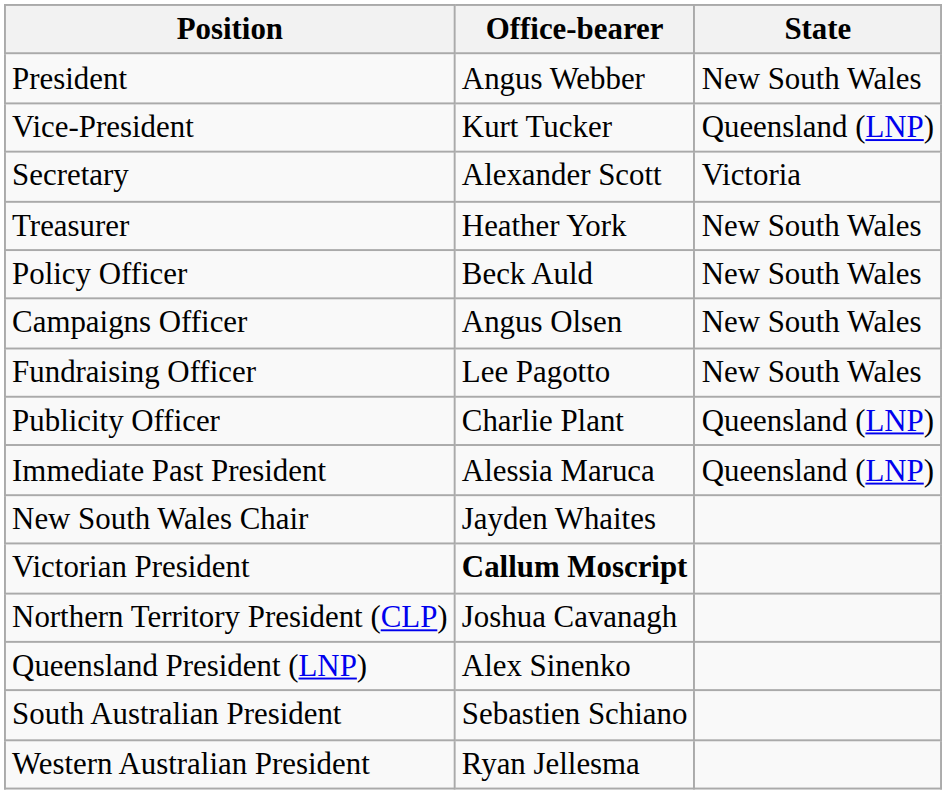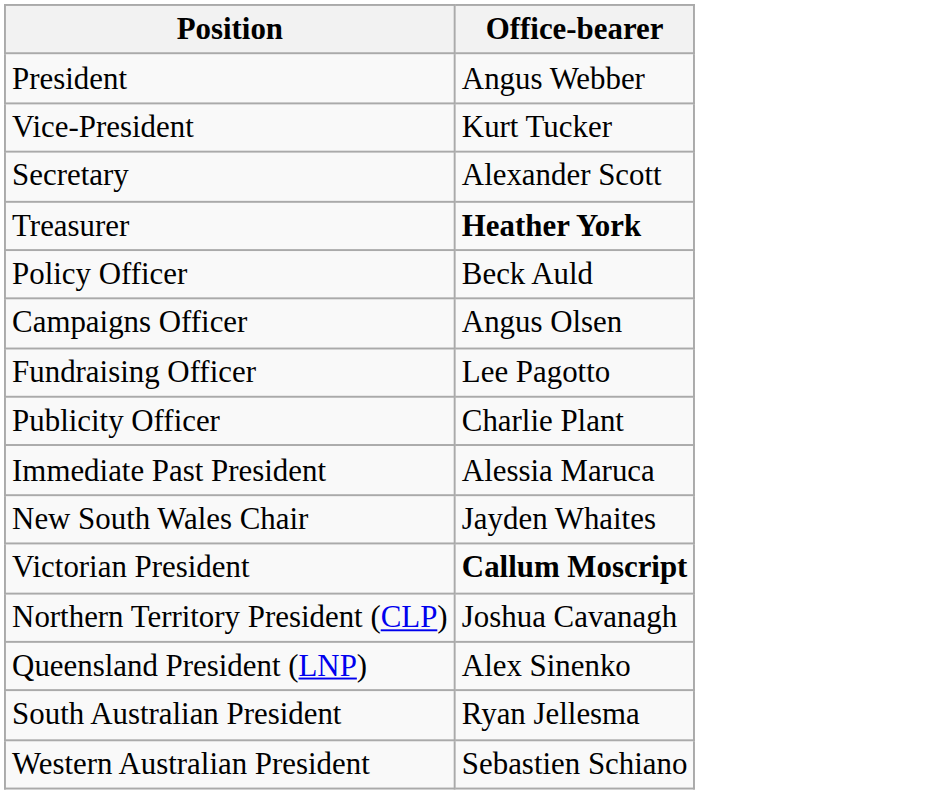- column: (818, 28)
(544, 224) normal -> (551, 224) bold
(575, 714) Sebastien Schiano -> (551, 714) Ryan Jellesma
(551, 763) Ryan Jellesma -> (575, 763) Sebastien Schiano
